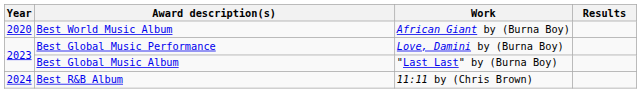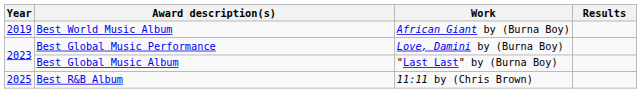(19, 30) 2020 -> (19, 30) 2019
(19, 80) 2024 -> (19, 80) 2025
